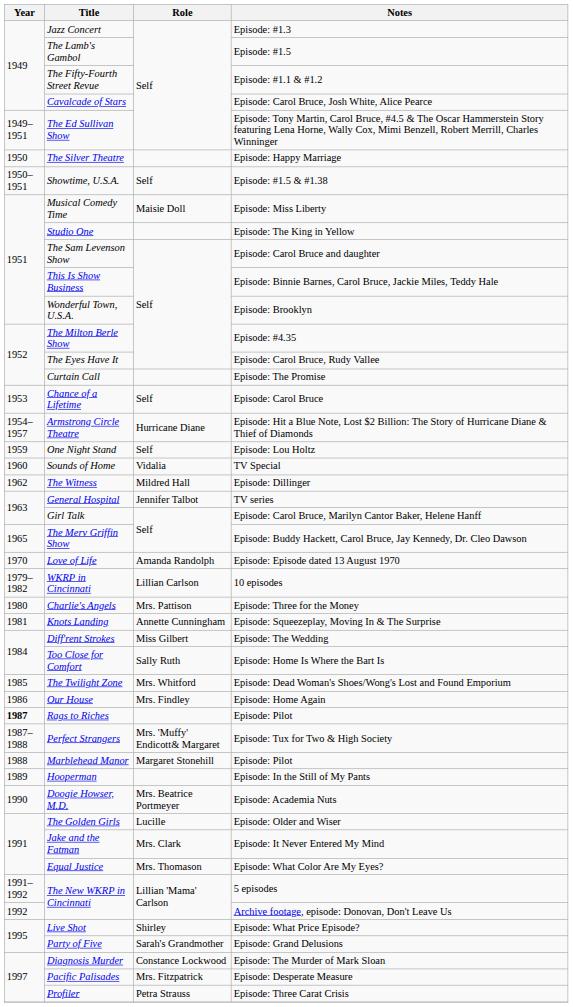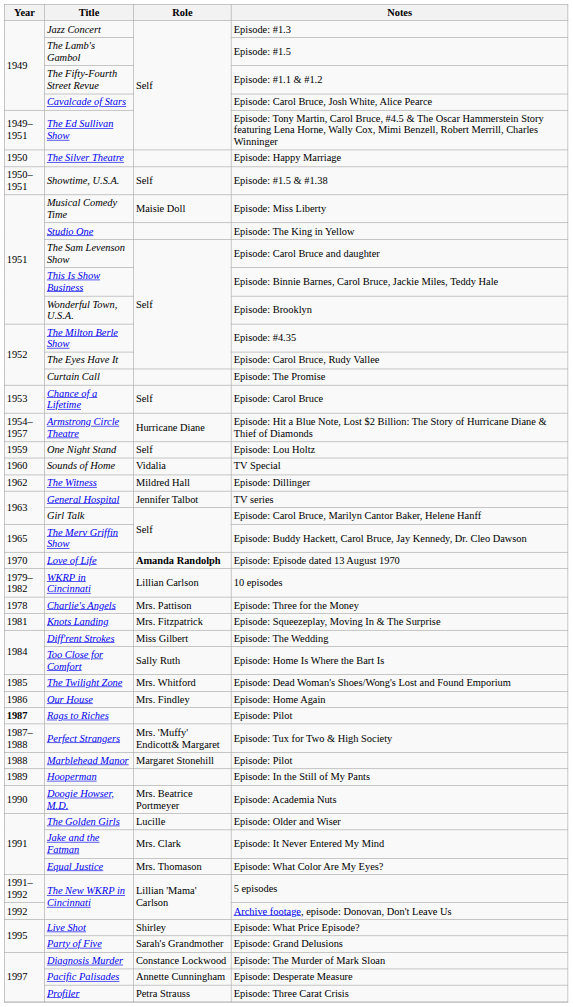(175, 560) normal -> (178, 560) bold
(17, 605) 1980 -> (17, 605) 1978
(181, 621) Annette Cunningham -> (169, 621) Mrs. Fitzpatrick
(169, 977) Mrs. Fitzpatrick -> (181, 977) Annette Cunningham
